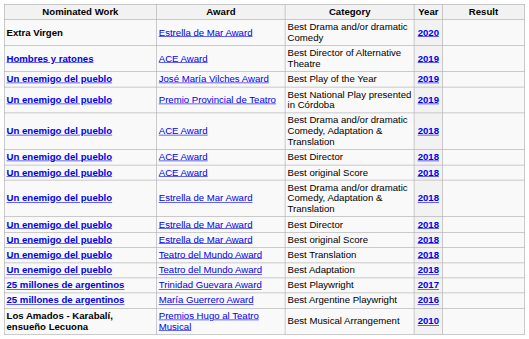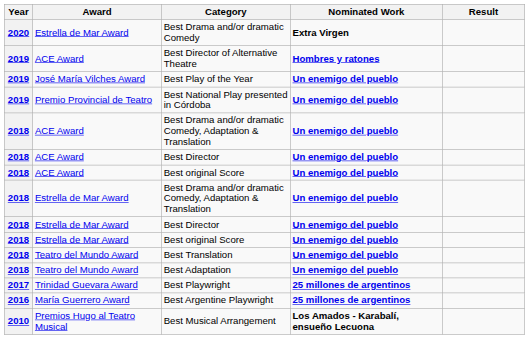columns swapped: (428, 12) <-> (80, 12)
